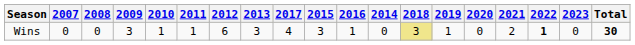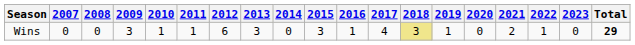columns swapped: (384, 13) <-> (289, 13)
(544, 31) bold -> (544, 31) normal
(611, 31) 30 -> (611, 31) 29
